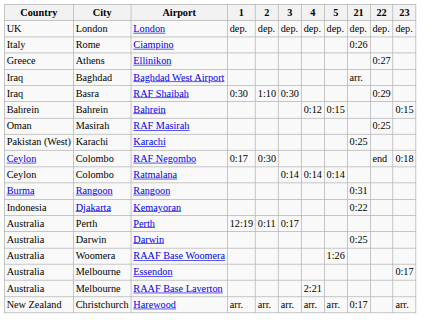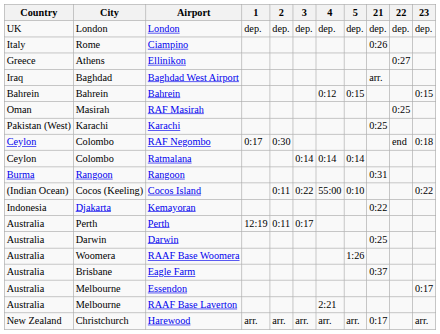- row: (161, 93)
+ row: (174, 191)
+ row: (172, 272)
